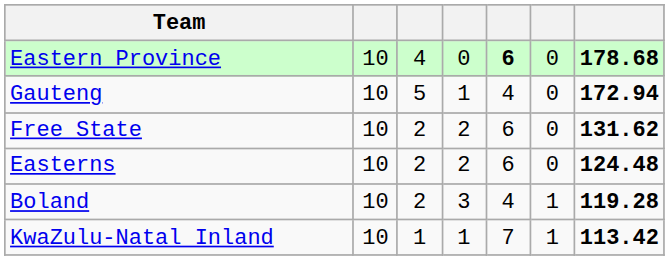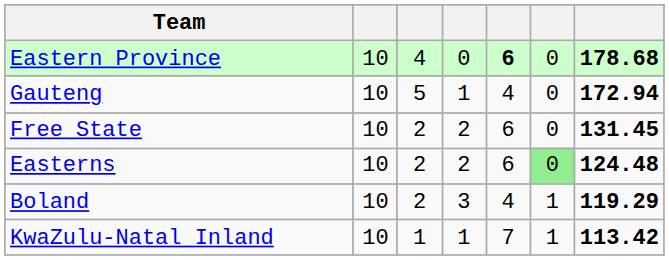(619, 130) 131.62 -> (619, 130) 131.45
(552, 166) no background -> (552, 166) lightgreen background
(619, 202) 119.28 -> (619, 202) 119.29
